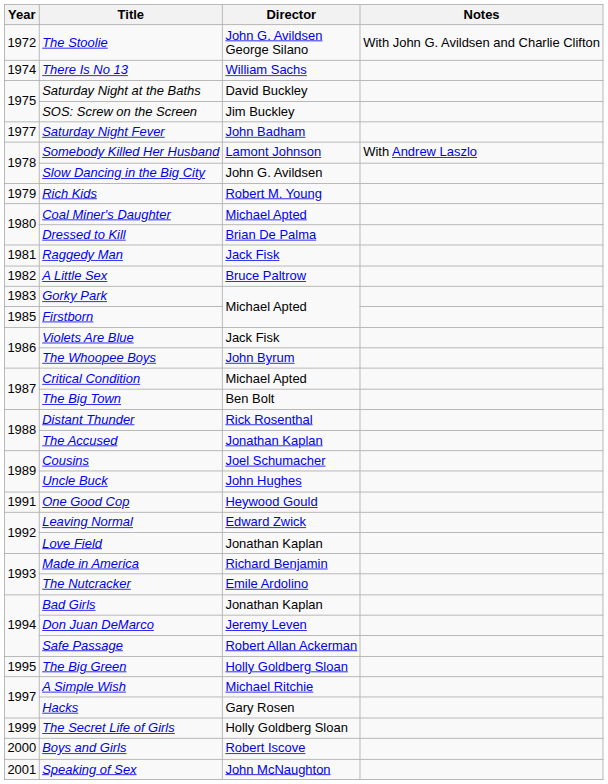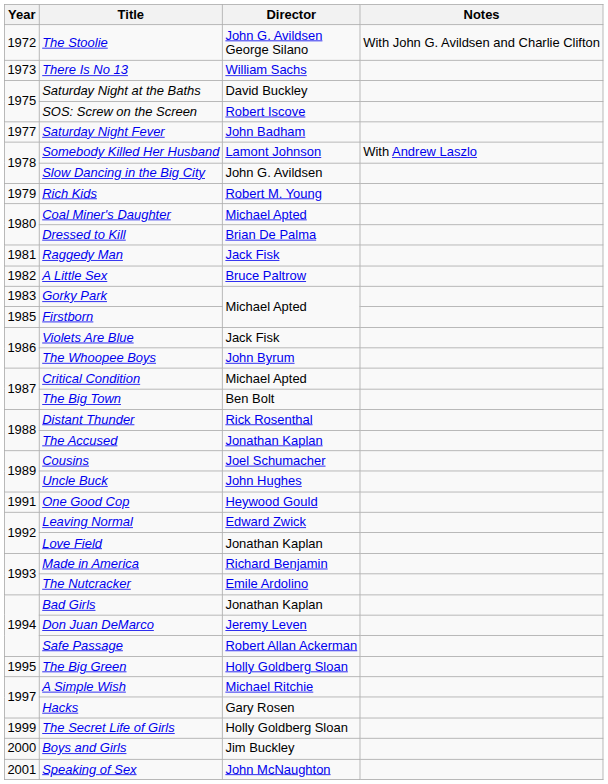(22, 70) 1974 -> (22, 70) 1973
(260, 111) Jim Buckley -> (265, 111) Robert Iscove
(265, 748) Robert Iscove -> (260, 748) Jim Buckley
